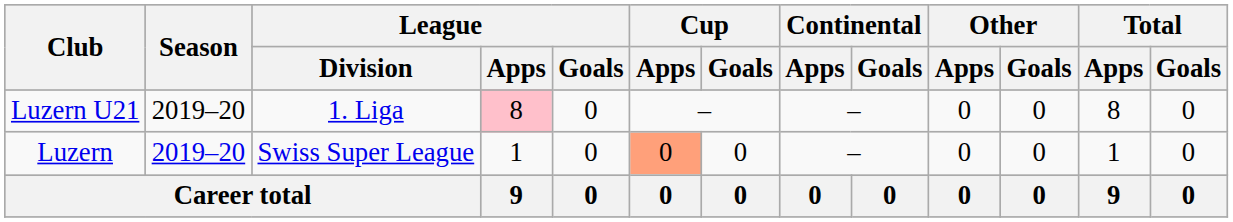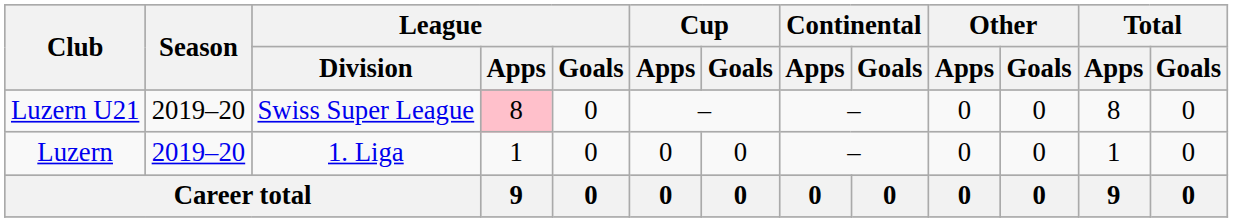(366, 110) 1. Liga -> (366, 110) Swiss Super League
(366, 152) Swiss Super League -> (366, 152) 1. Liga
(666, 152) lightsalmon background -> (666, 152) no background
